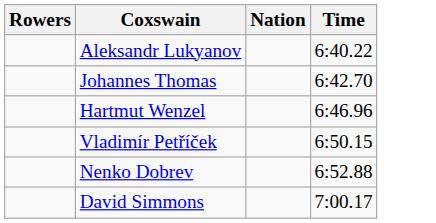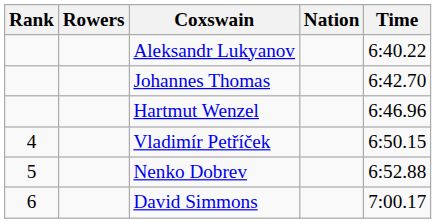+ column: (31, 19)
